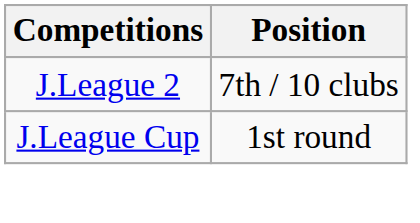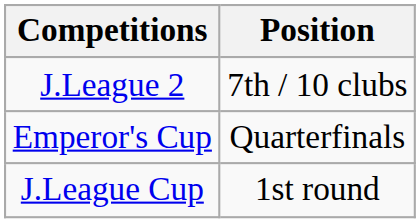+ row: (112, 136)
